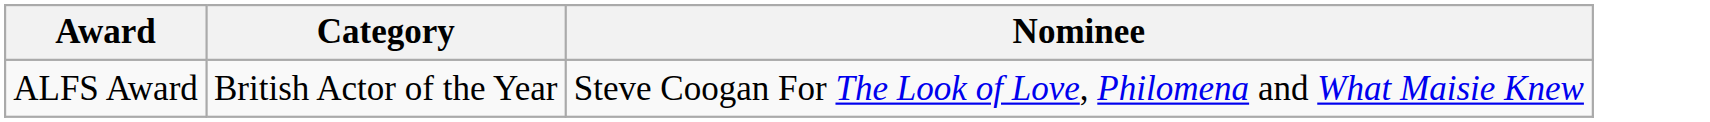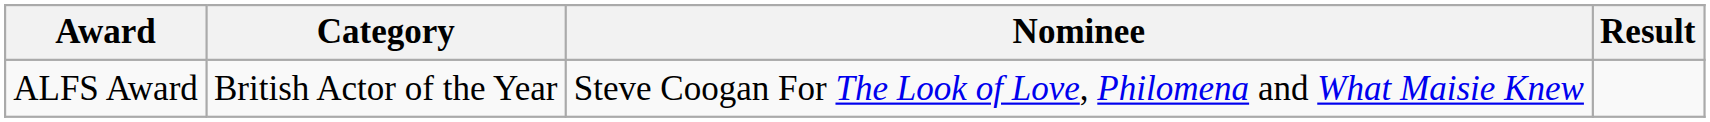+ column: (1648, 32)
